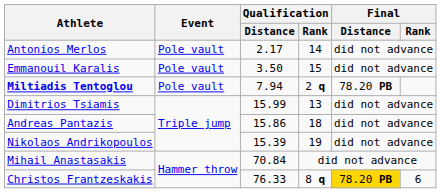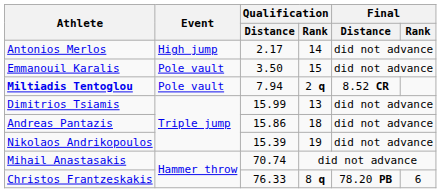(191, 49) Pole vault -> (188, 49) High jump
(366, 86) 78.20 PB -> (366, 86) 8.52 CR
(270, 160) 70.84 -> (270, 160) 70.74
(366, 179) gold background -> (366, 179) no background
